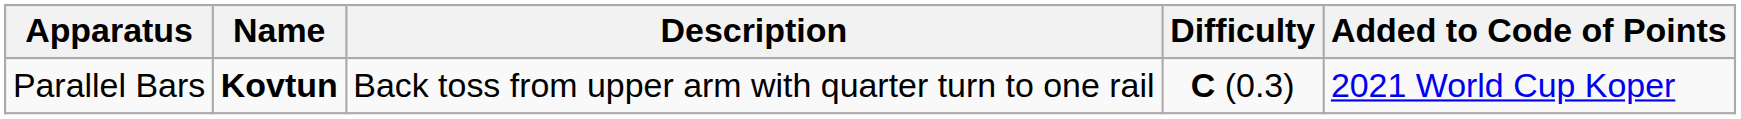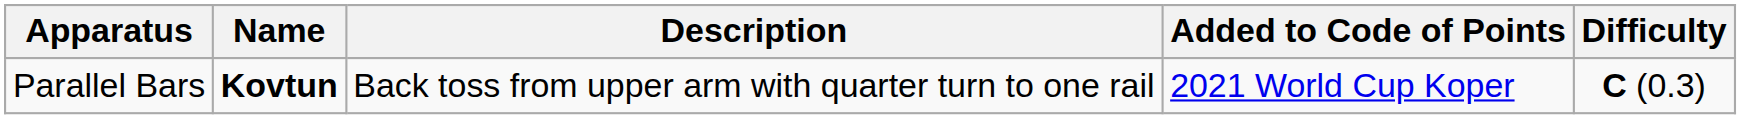columns swapped: (1243, 31) <-> (1529, 31)
